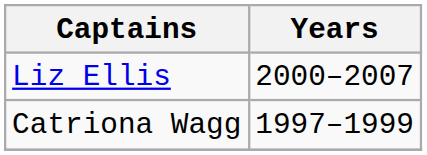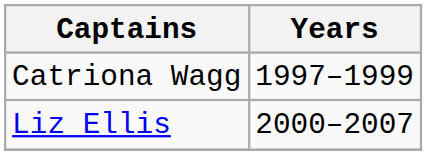rows swapped: (127, 125) <-> (91, 77)
